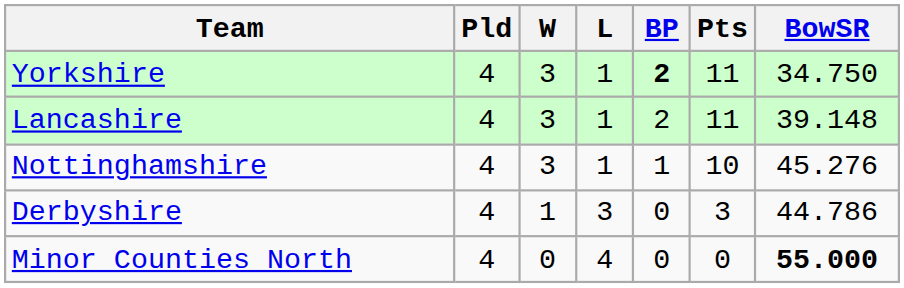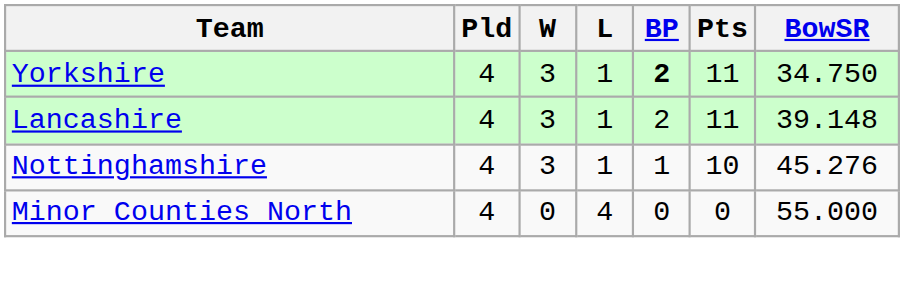- row: (97, 213)
(827, 259) bold -> (827, 213) normal
